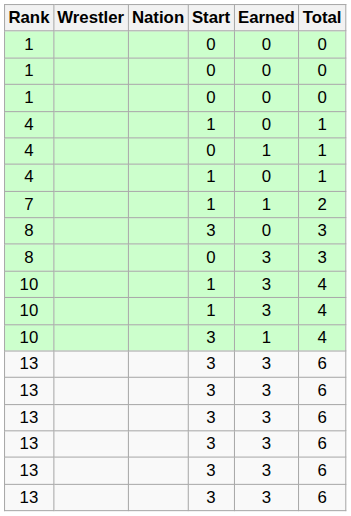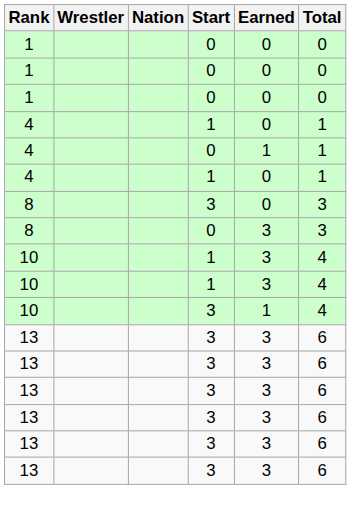- row: (29, 204)
